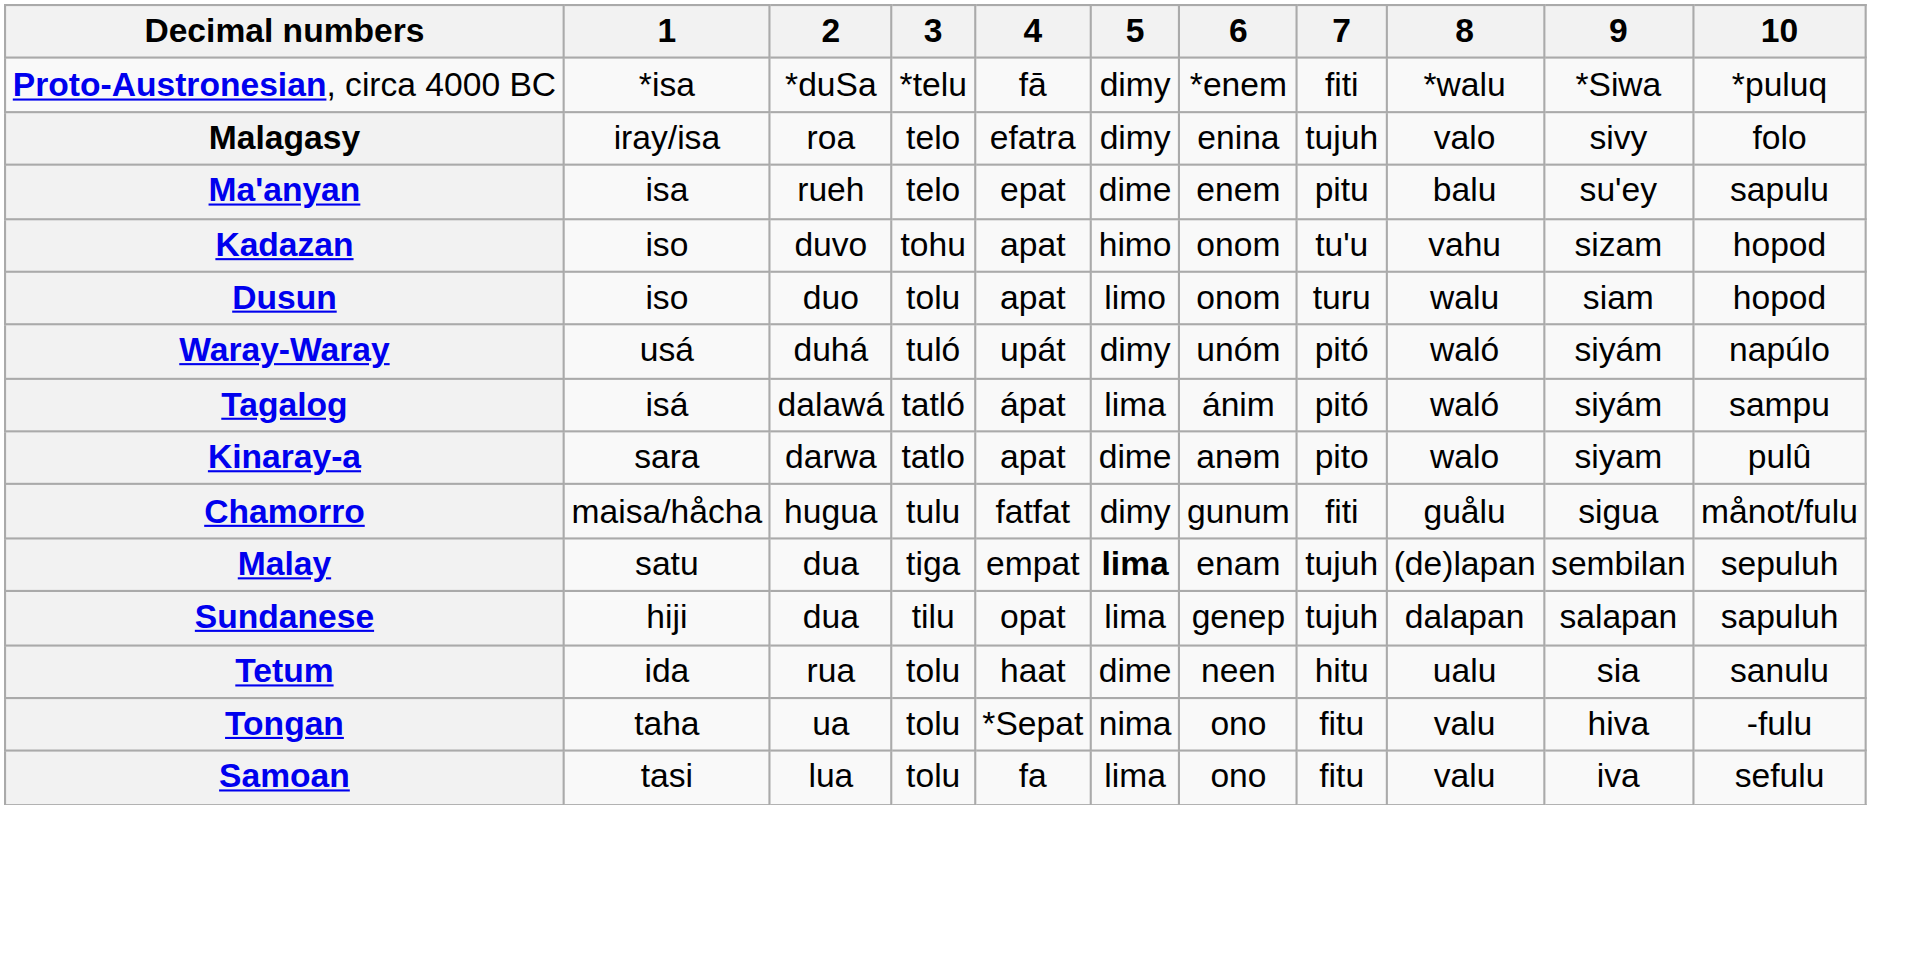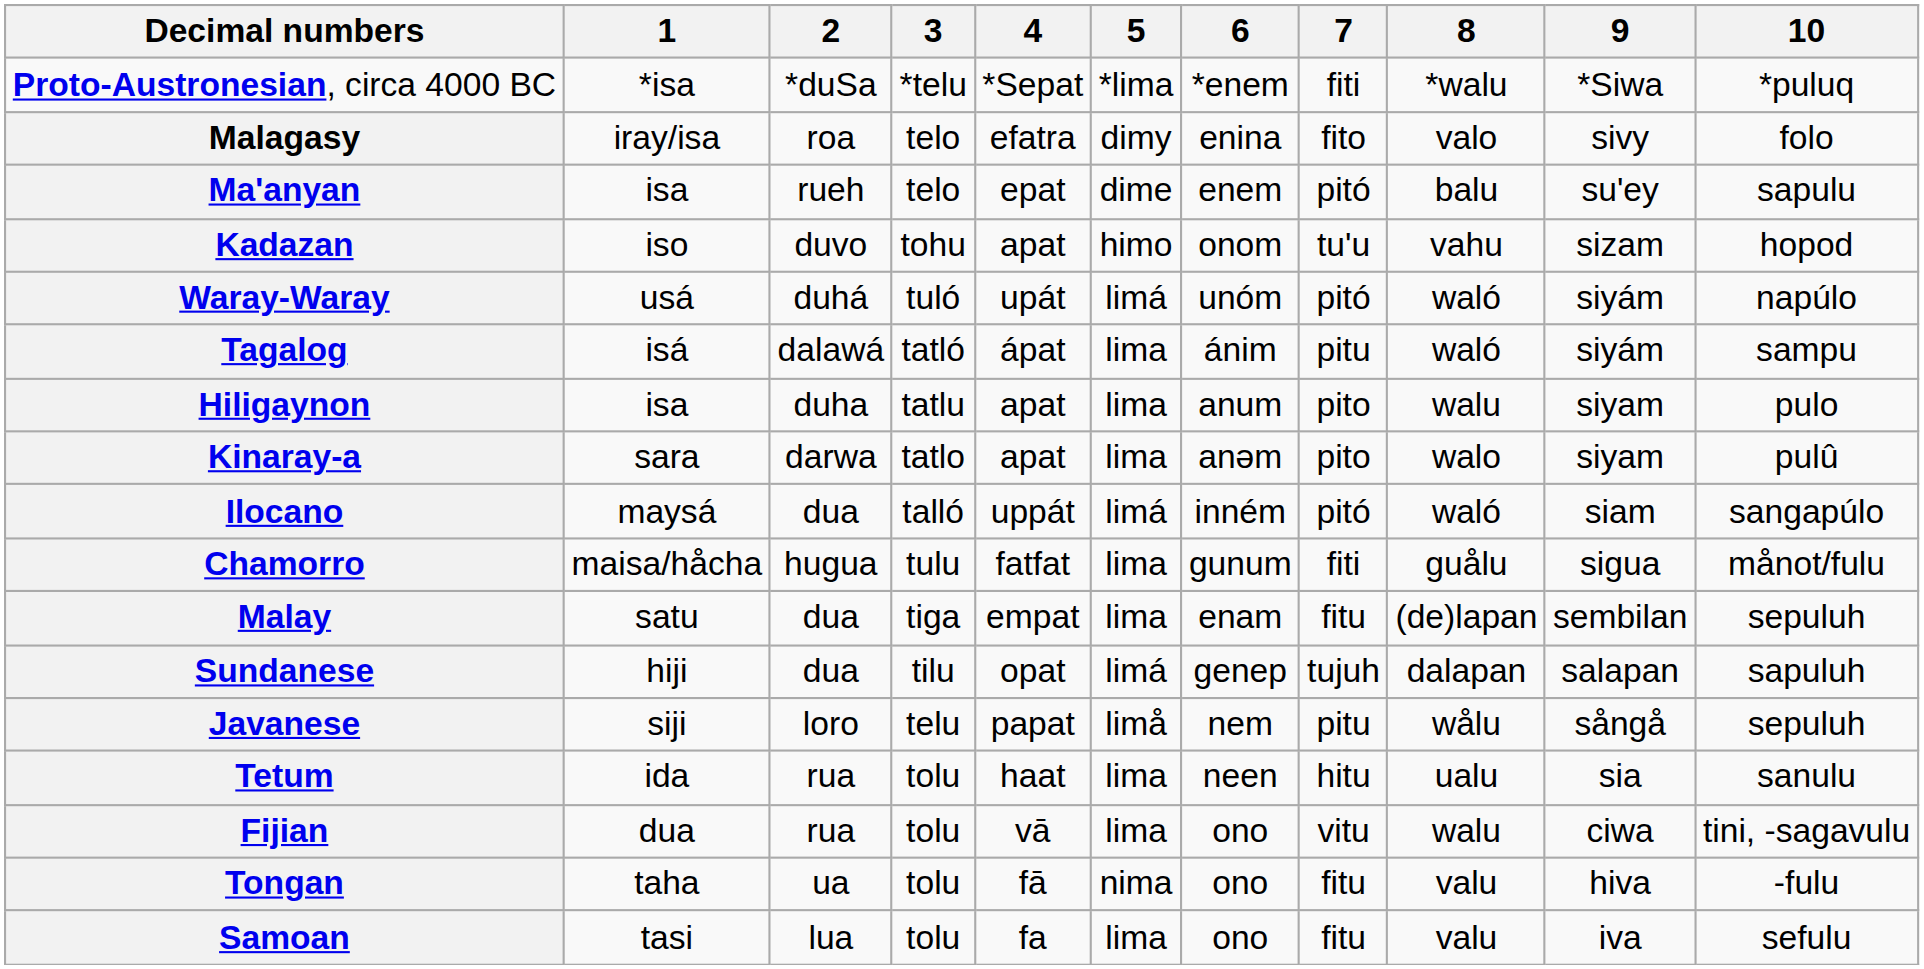(1033, 84) fā -> (1033, 84) *Sepat
(1135, 84) dimy -> (1136, 84) *lima
(1342, 137) tujuh -> (1344, 137) fito
(1342, 191) pitu -> (1344, 191) pitó
- row: (284, 297)
(1135, 350) dimy -> (1136, 297) limá
(1342, 404) pitó -> (1344, 350) pitu
+ row: (284, 404)
(1135, 457) dime -> (1136, 457) lima
+ row: (284, 510)
(1135, 510) dimy -> (1136, 564) lima
(1135, 564) bold -> (1136, 617) normal
(1342, 564) tujuh -> (1344, 617) fitu
(1135, 617) lima -> (1136, 670) limá
+ row: (284, 723)
(1135, 670) dime -> (1136, 777) lima
+ row: (284, 830)
(1033, 723) *Sepat -> (1033, 883) fā
